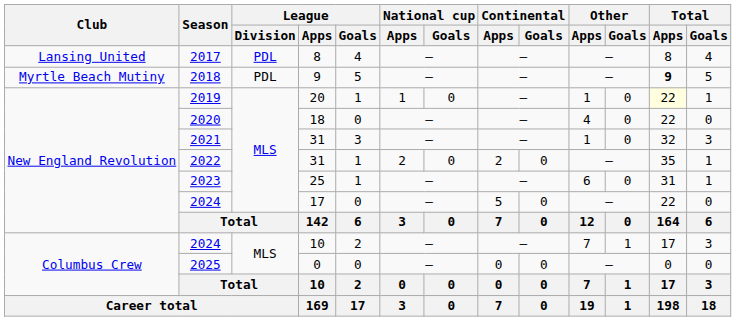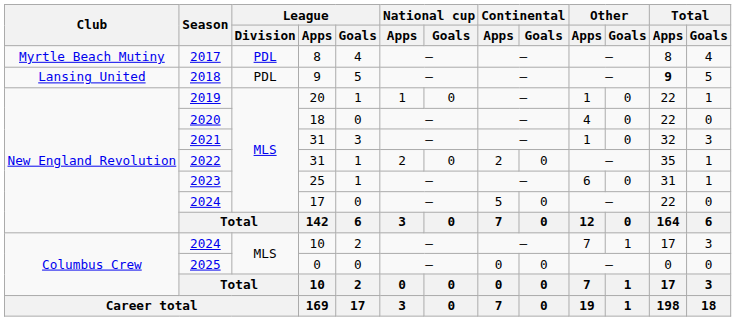(92, 56) Lansing United -> (92, 56) Myrtle Beach Mutiny
(92, 77) Myrtle Beach Mutiny -> (92, 77) Lansing United
(668, 98) lightyellow background -> (668, 98) no background
